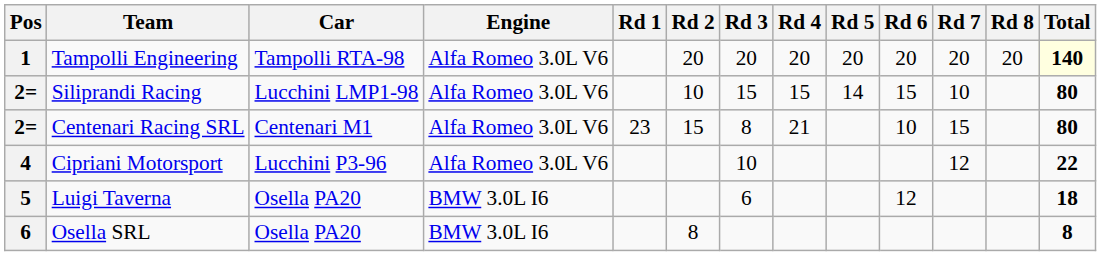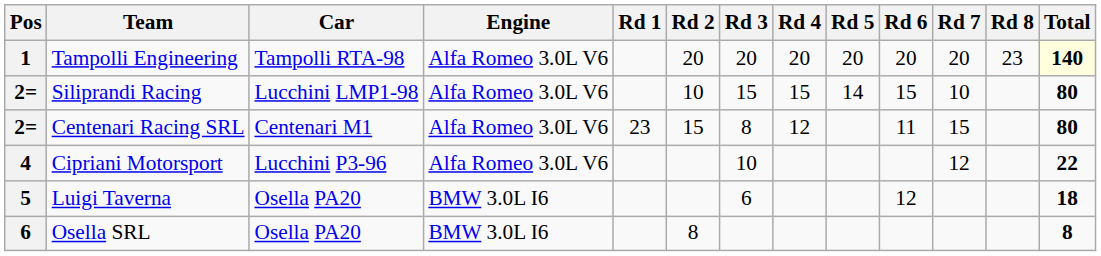(1012, 57) 20 -> (1012, 57) 23
(799, 127) 21 -> (799, 127) 12
(906, 127) 10 -> (906, 127) 11
